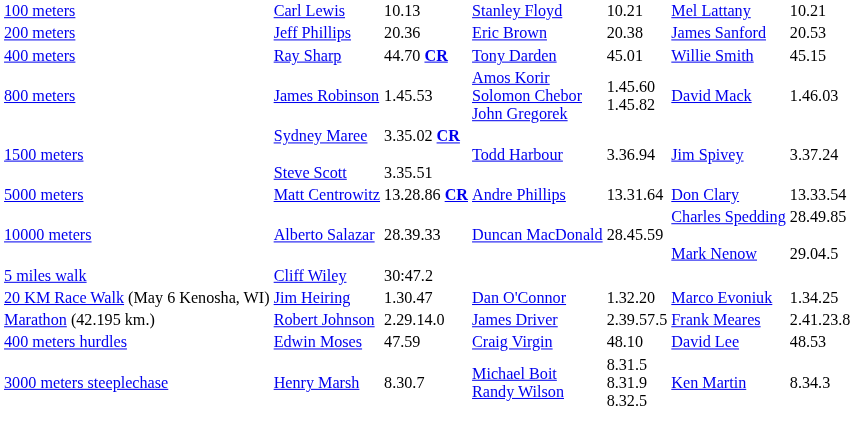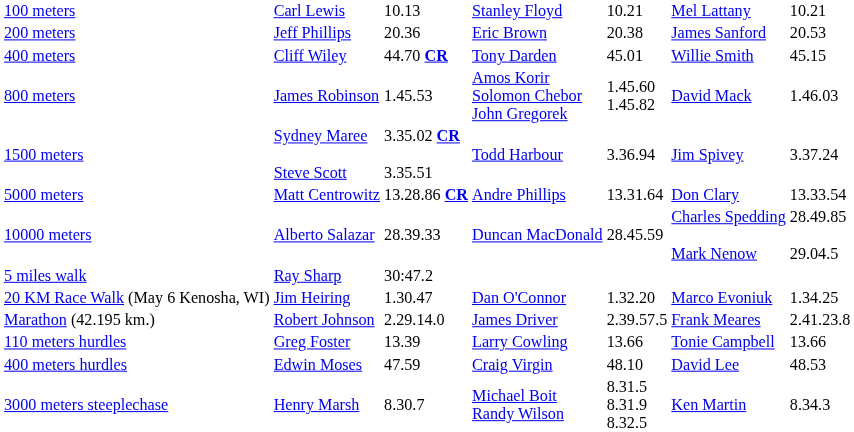(308, 55) Ray Sharp -> (310, 55) Cliff Wiley
(310, 275) Cliff Wiley -> (308, 275) Ray Sharp
+ row: (65, 342)
